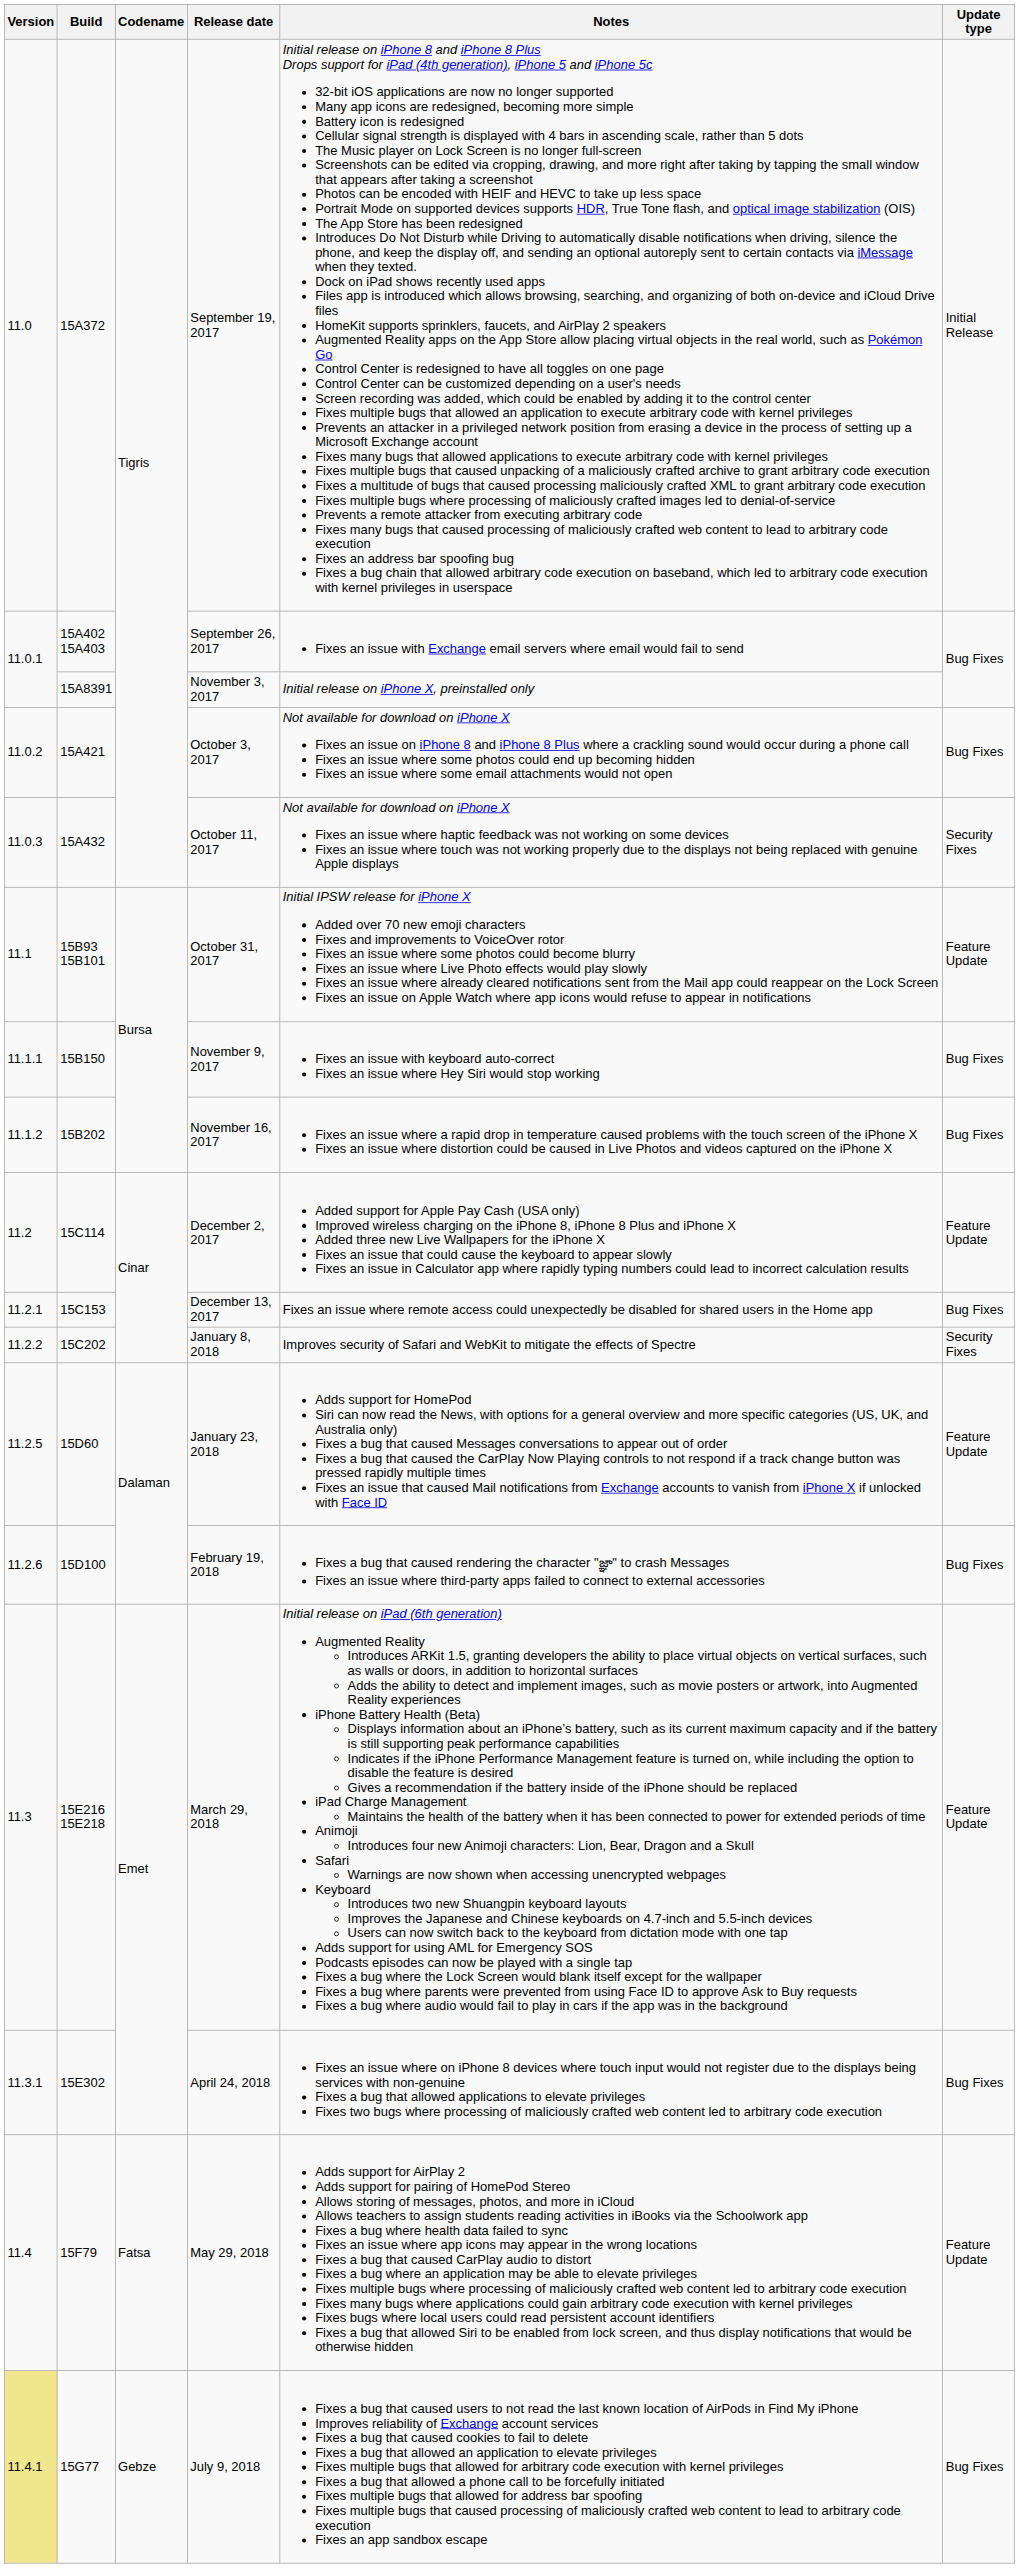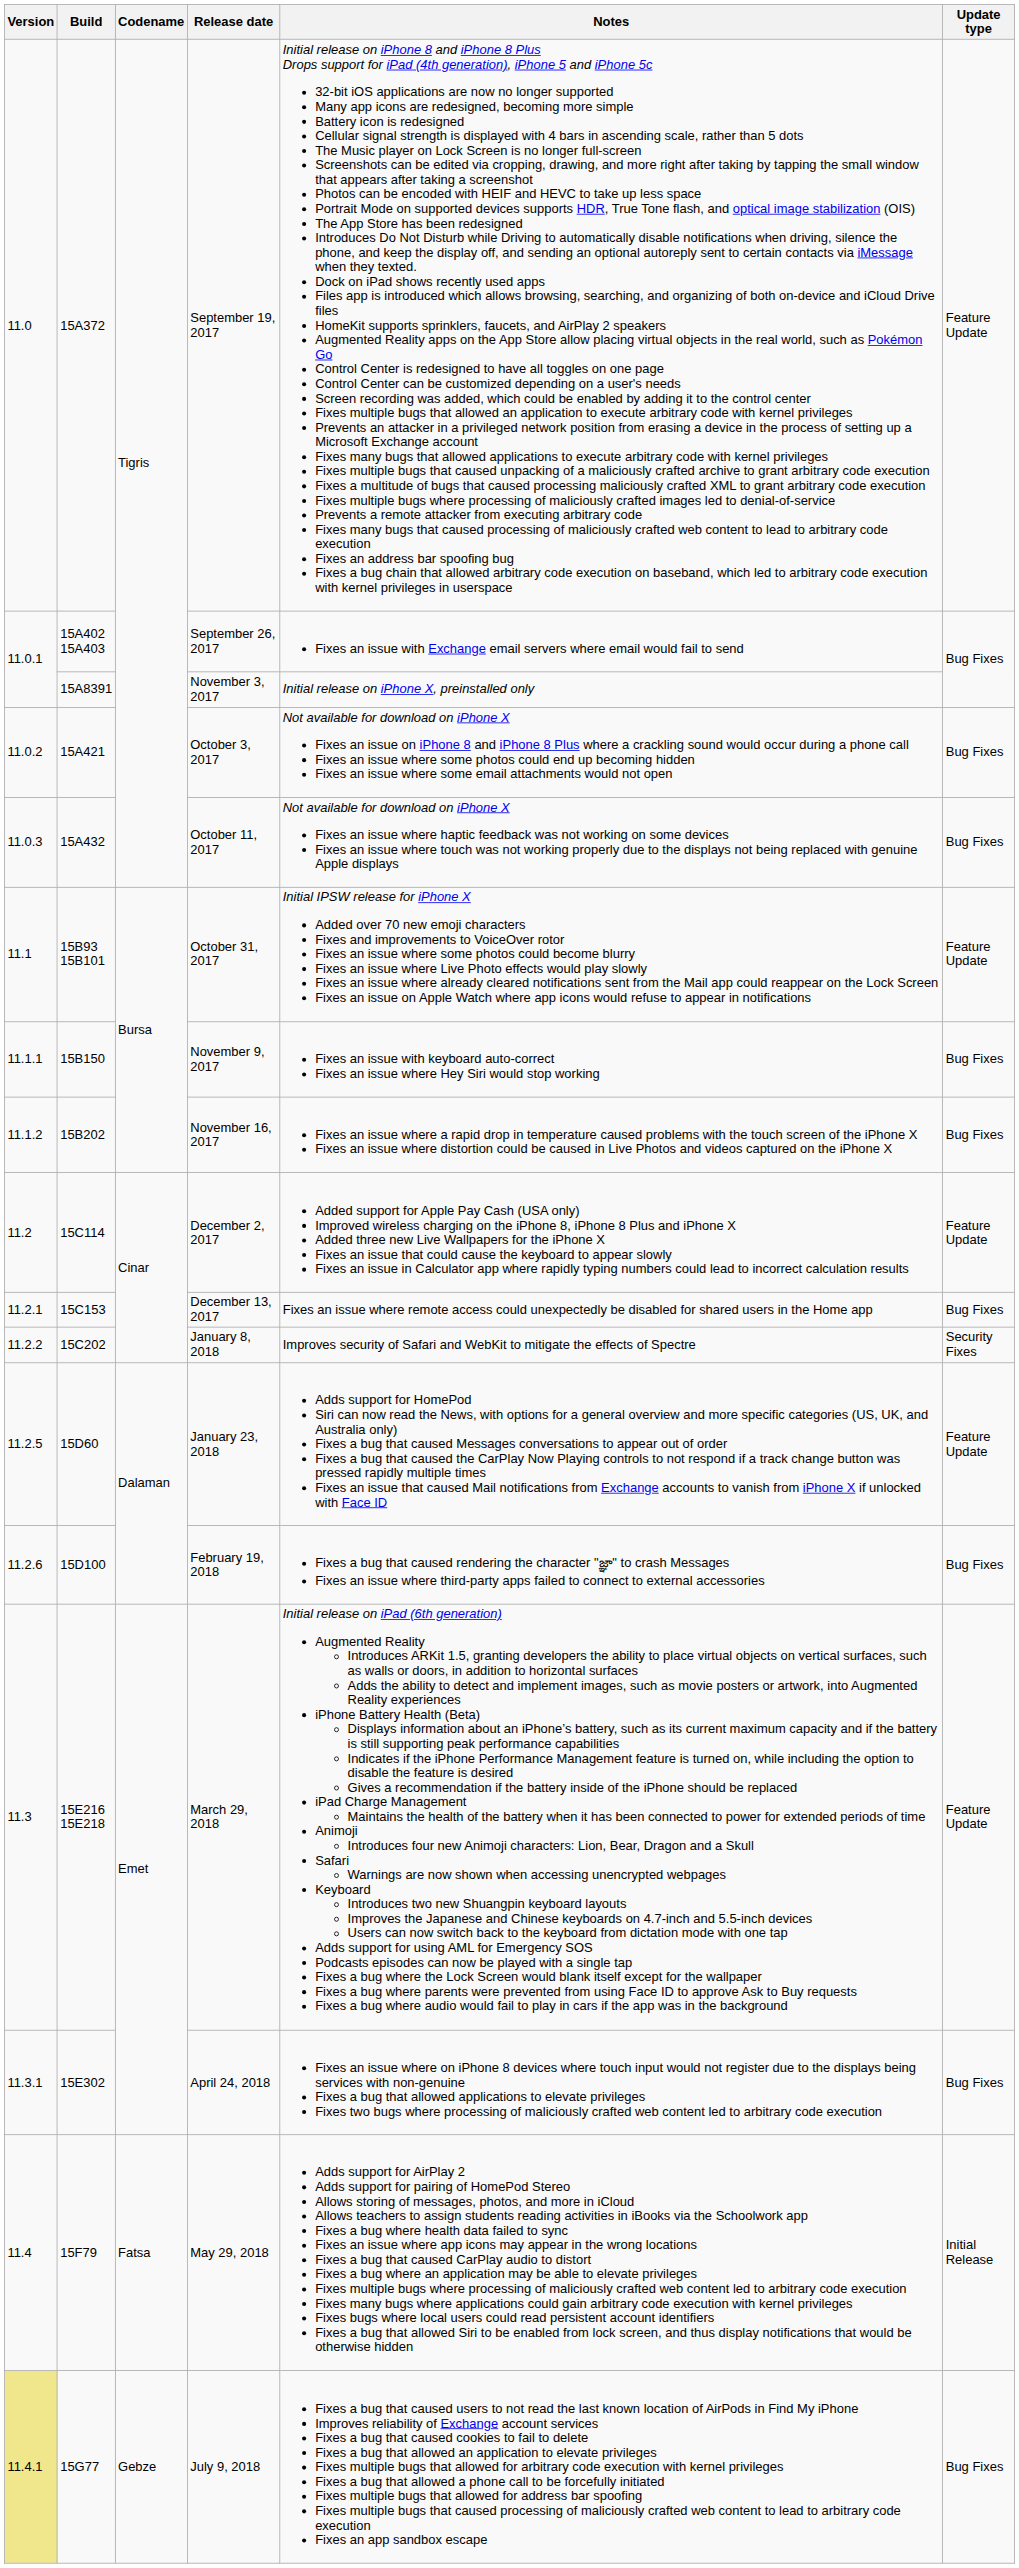(970, 325) Initial Release -> (968, 325) Feature Update
(969, 842) Security Fixes -> (975, 842) Bug Fixes
(968, 2252) Feature Update -> (970, 2252) Initial Release
